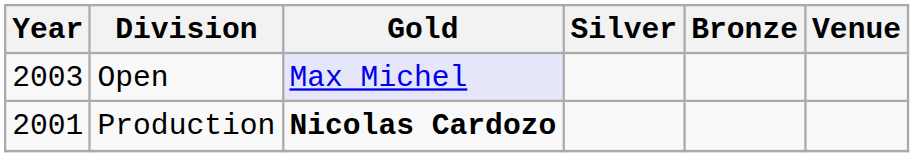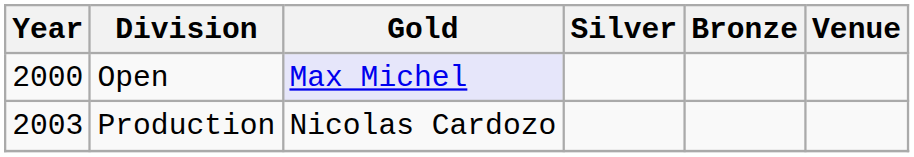(48, 78) 2003 -> (48, 78) 2000
(48, 126) 2001 -> (48, 126) 2003
(423, 126) bold -> (423, 126) normal
